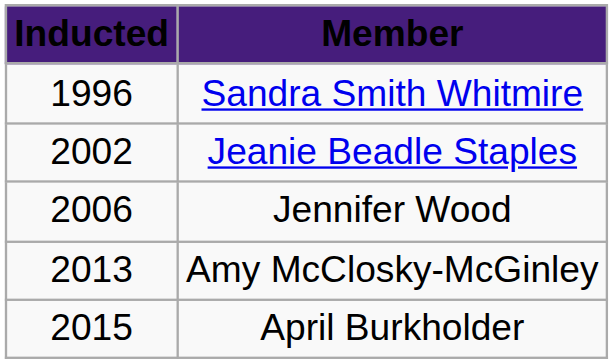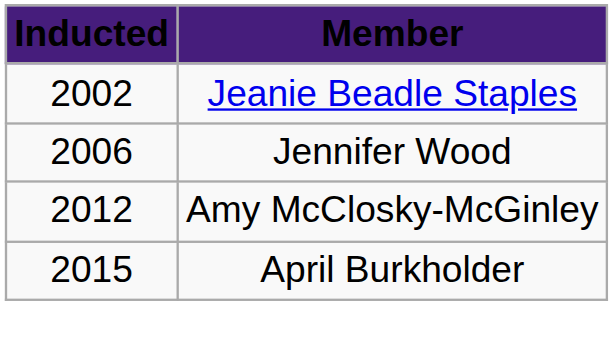- row: (392, 92)
(92, 269) 2013 -> (92, 210) 2012
